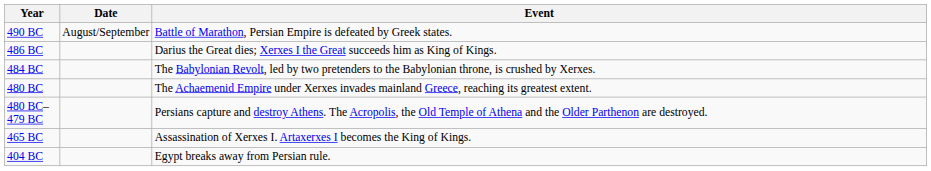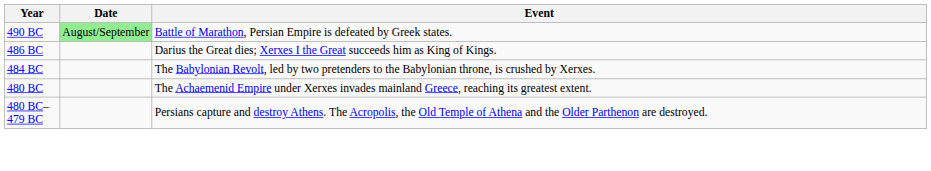(106, 32) no background -> (106, 32) lightgreen background
- row: (25, 138)
- row: (25, 156)
